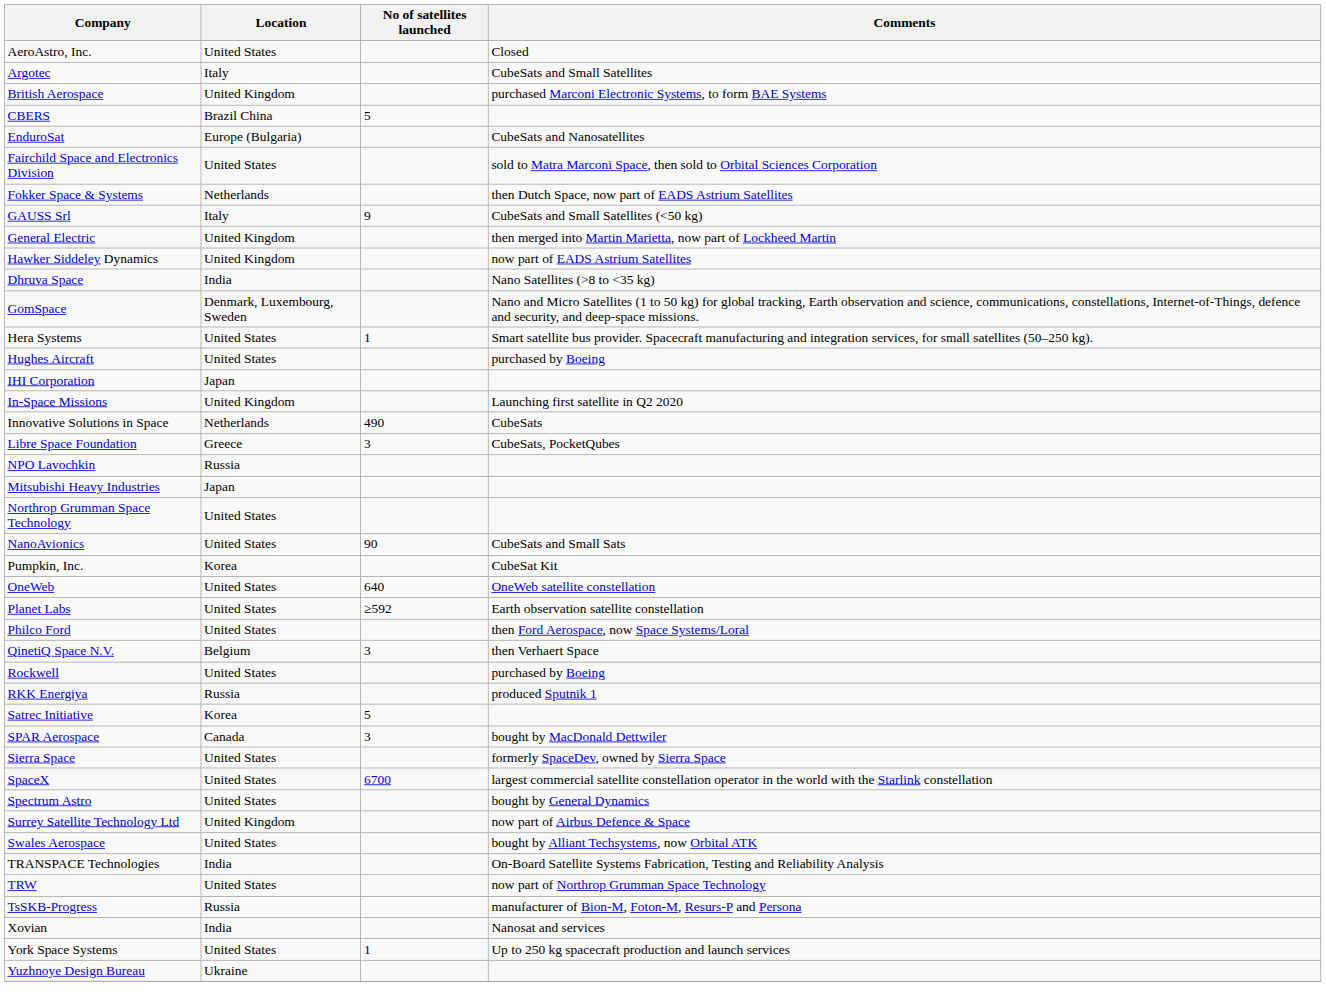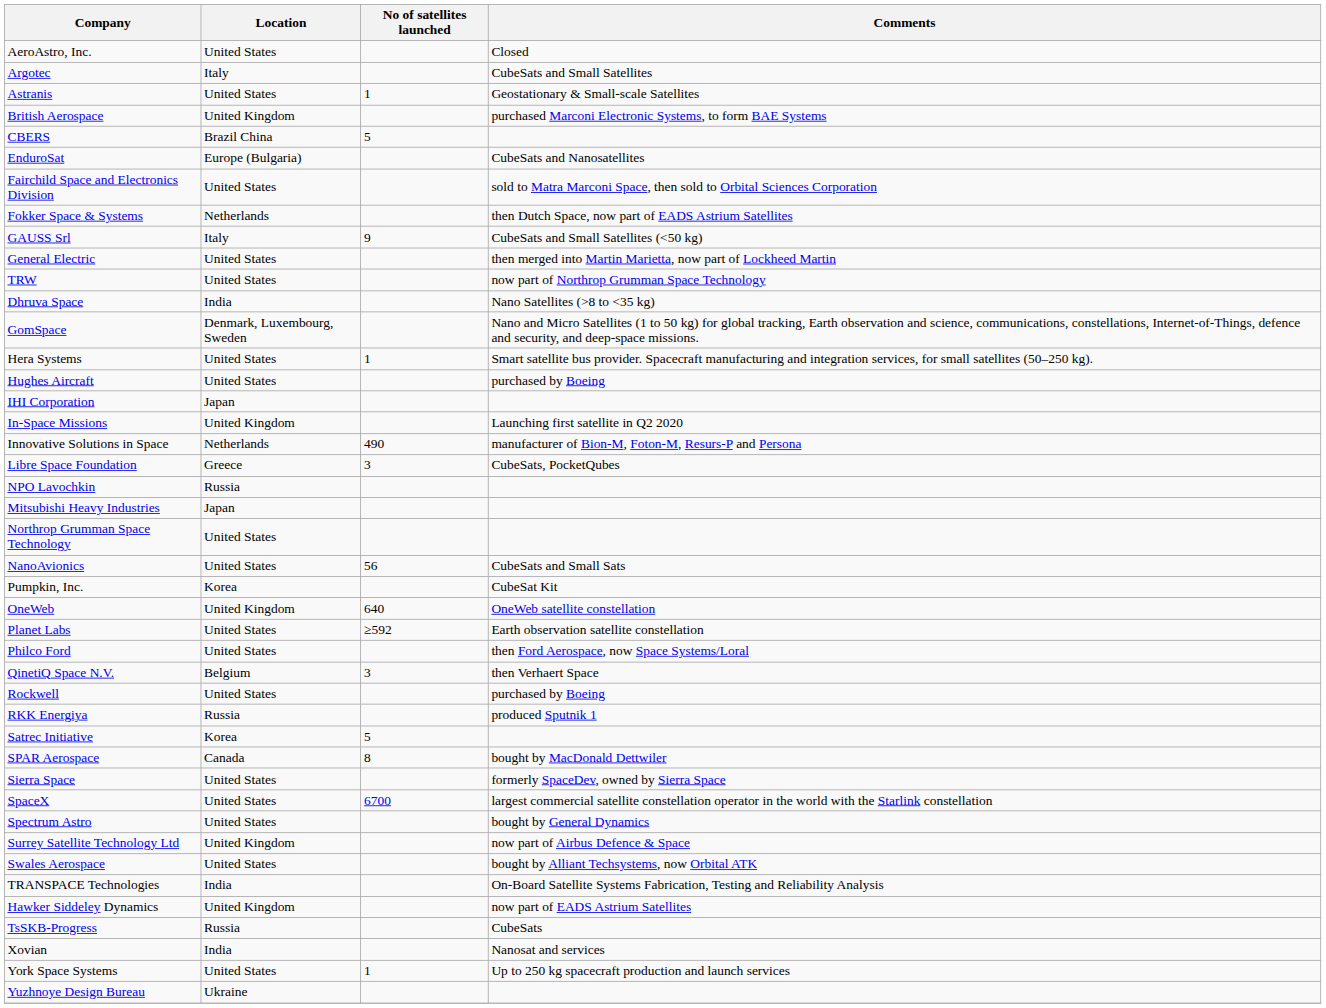+ row: (30, 94)
(249, 237) United Kingdom -> (240, 258) United States
rows swapped: (83, 258) <-> (22, 885)
(517, 422) CubeSats -> (646, 444) manufacturer of Bion-M, Foton-M, Resurs-P and Persona
(371, 544) 90 -> (371, 565) 56
(240, 587) United States -> (249, 608) United Kingdom
(367, 736) 3 -> (367, 757) 8
(646, 906) manufacturer of Bion-M, Foton-M, Resurs-P and Persona -> (517, 928) CubeSats
